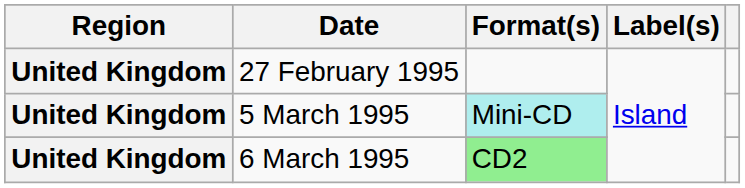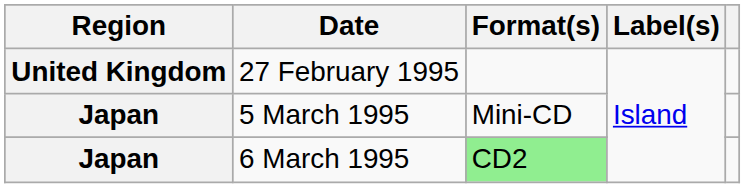(119, 114) United Kingdom -> (119, 114) Japan
(522, 114) paleturquoise background -> (522, 114) no background
(119, 159) United Kingdom -> (119, 159) Japan
